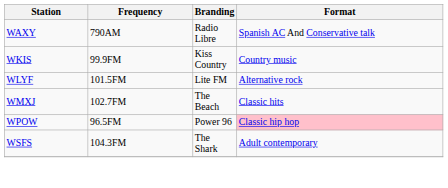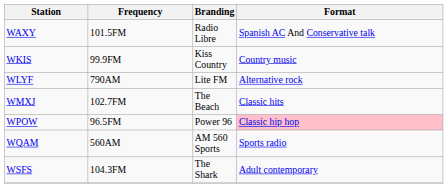(105, 33) 790AM -> (108, 33) 101.5FM
(108, 80) 101.5FM -> (105, 80) 790AM
+ row: (23, 143)
